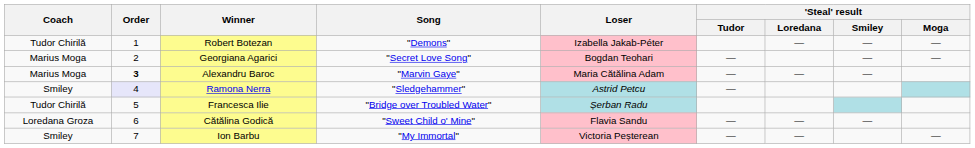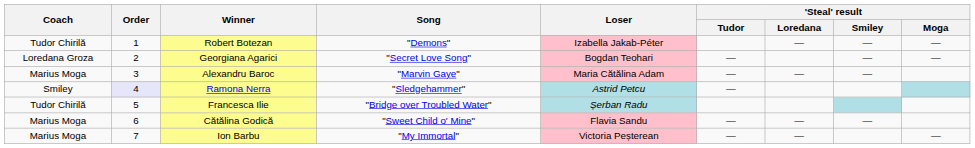(58, 58) Marius Moga -> (58, 58) Loredana Groza
(136, 74) bold -> (136, 74) normal
(58, 120) Loredana Groza -> (58, 120) Marius Moga
(58, 136) Smiley -> (58, 136) Marius Moga
